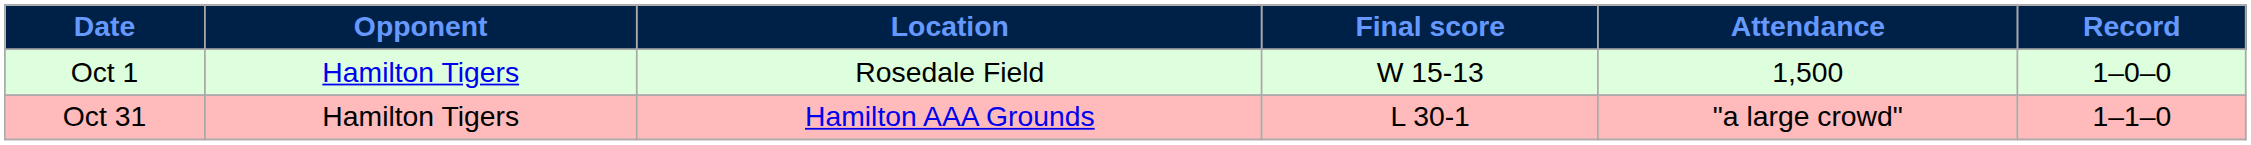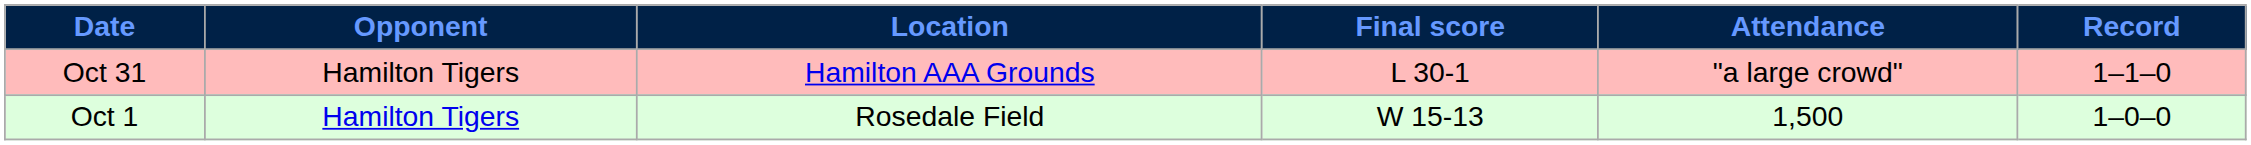rows swapped: (104, 71) <-> (104, 116)
